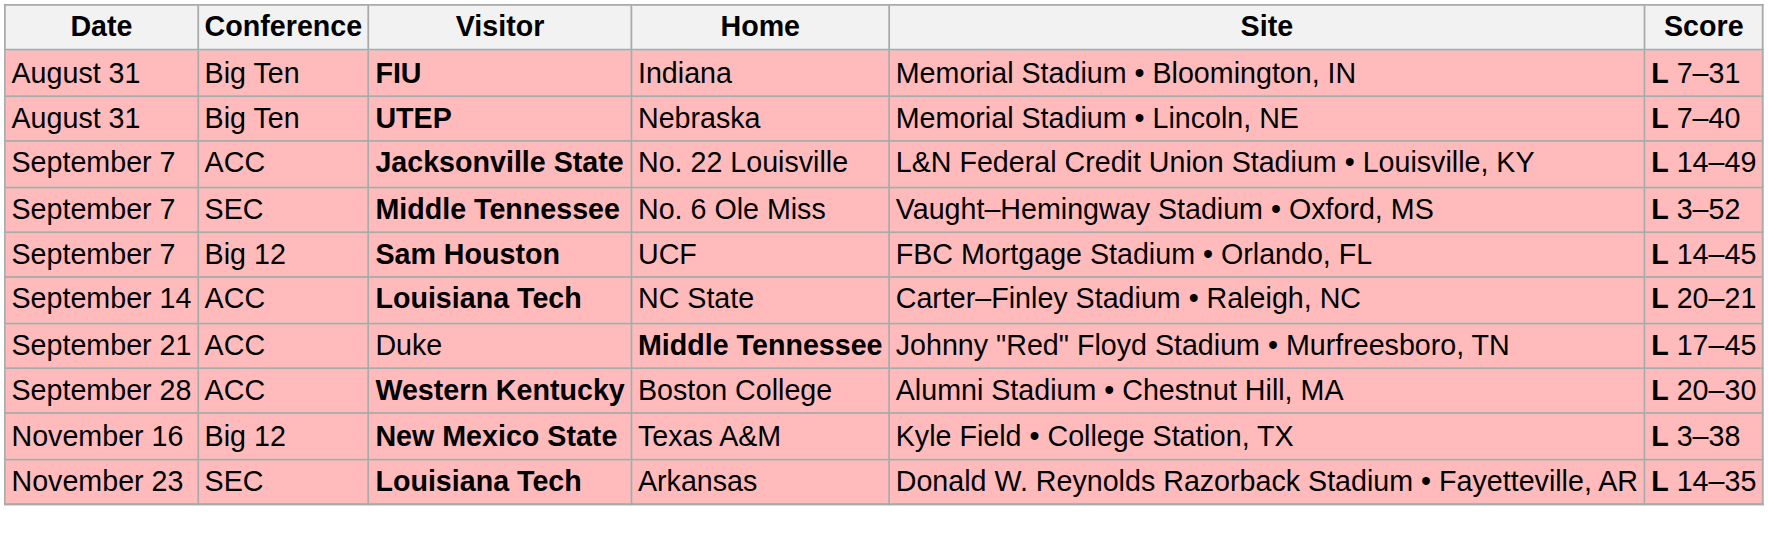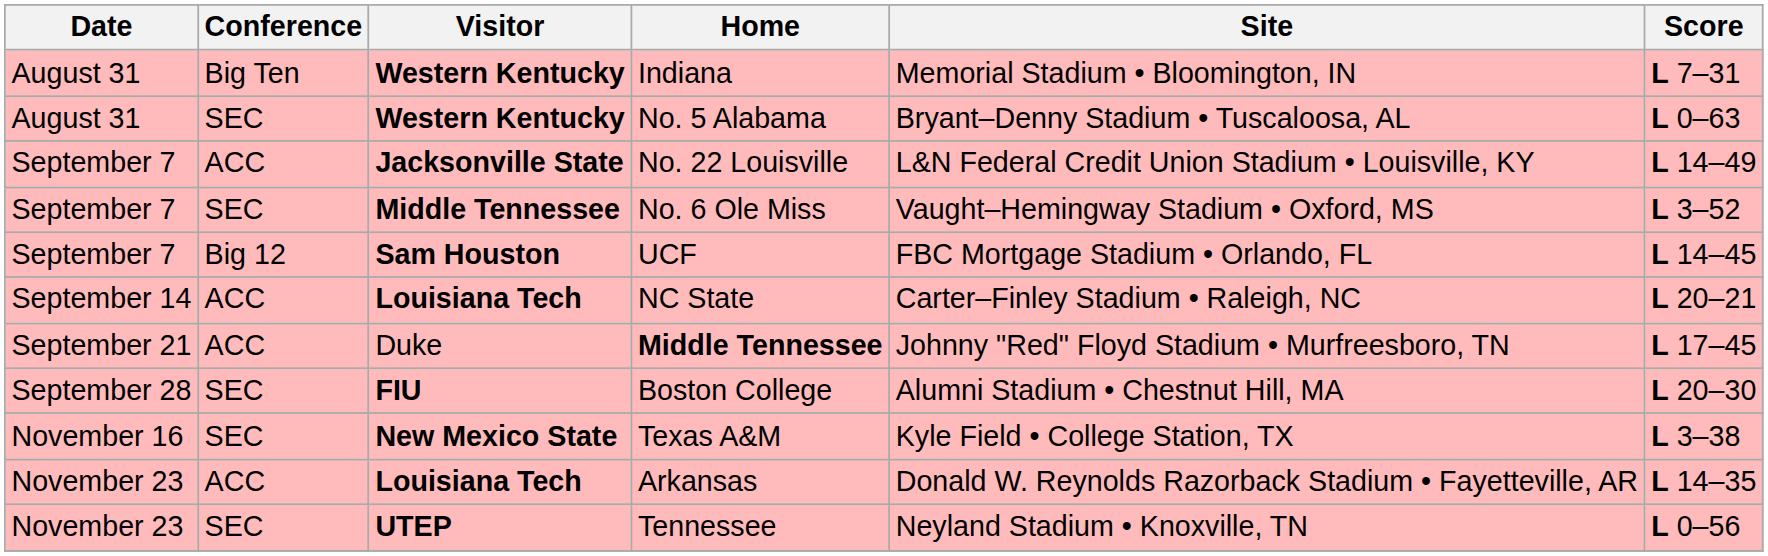(398, 72) FIU -> (500, 72) Western Kentucky
- row: (699, 118)
+ row: (732, 118)
(235, 390) ACC -> (234, 390) SEC
(500, 390) Western Kentucky -> (398, 390) FIU
(245, 436) Big 12 -> (234, 436) SEC
(234, 481) SEC -> (235, 481) ACC
+ row: (707, 526)
